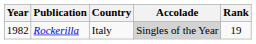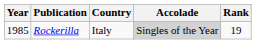(18, 30) 1982 -> (18, 30) 1985
